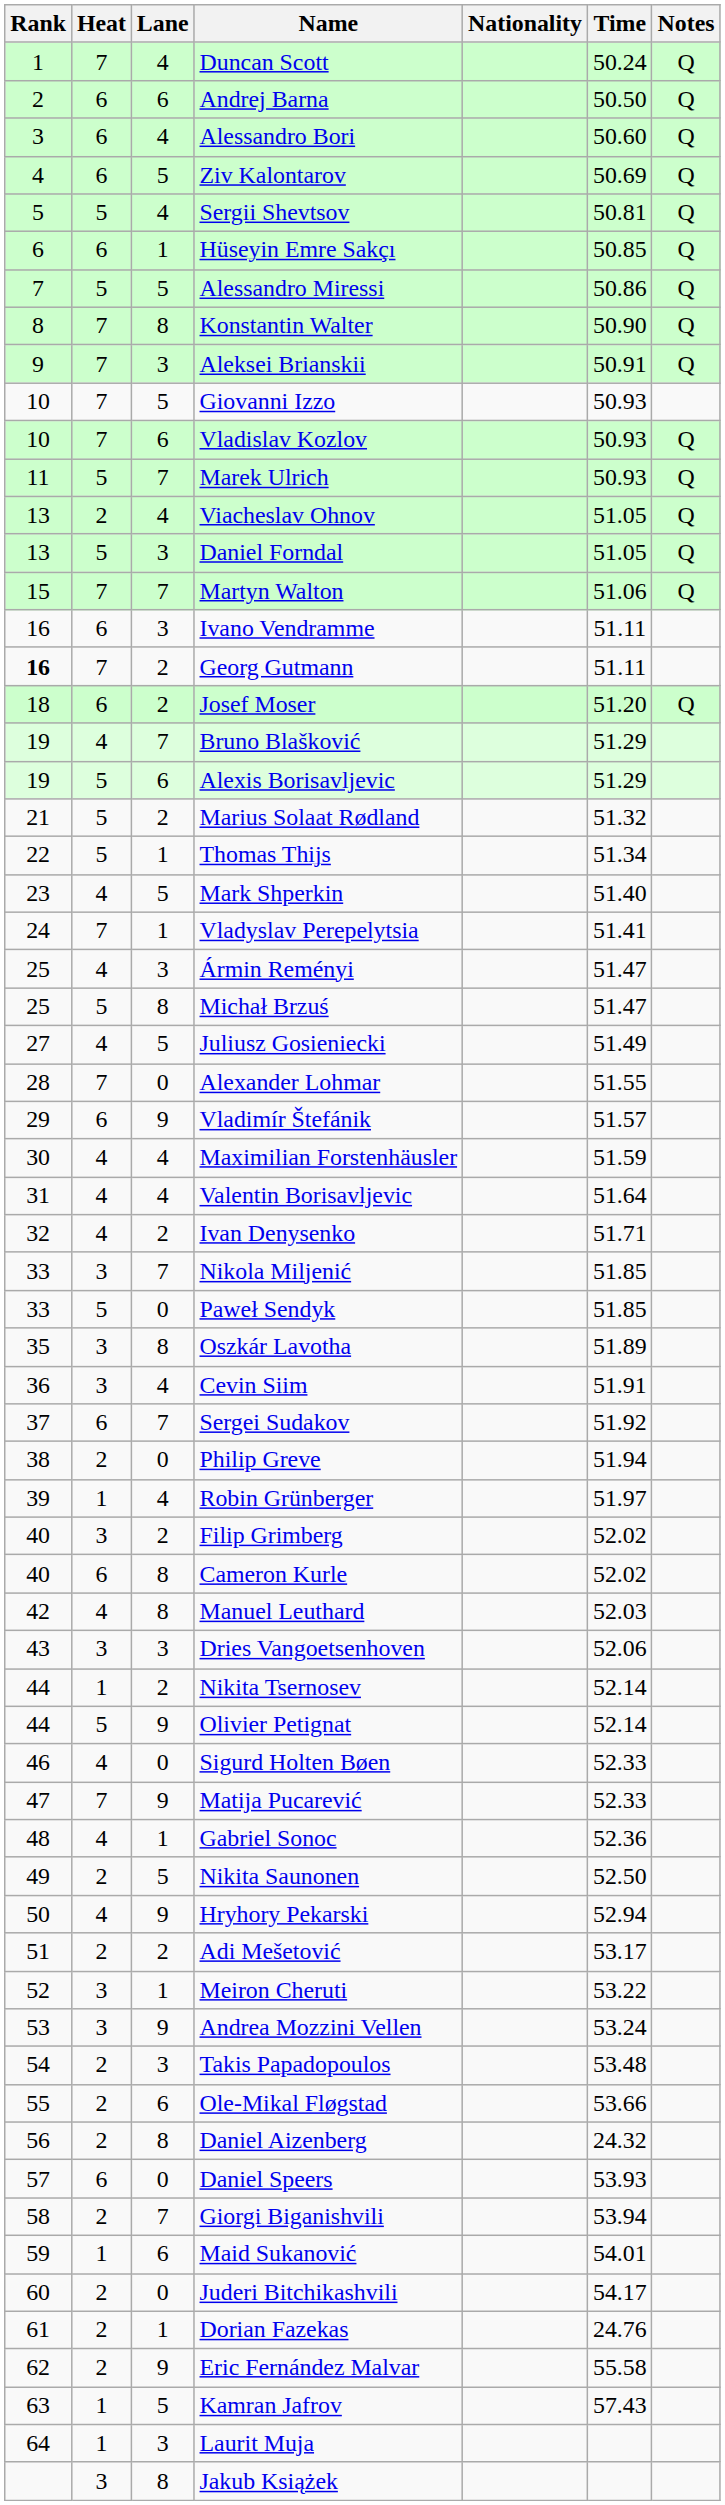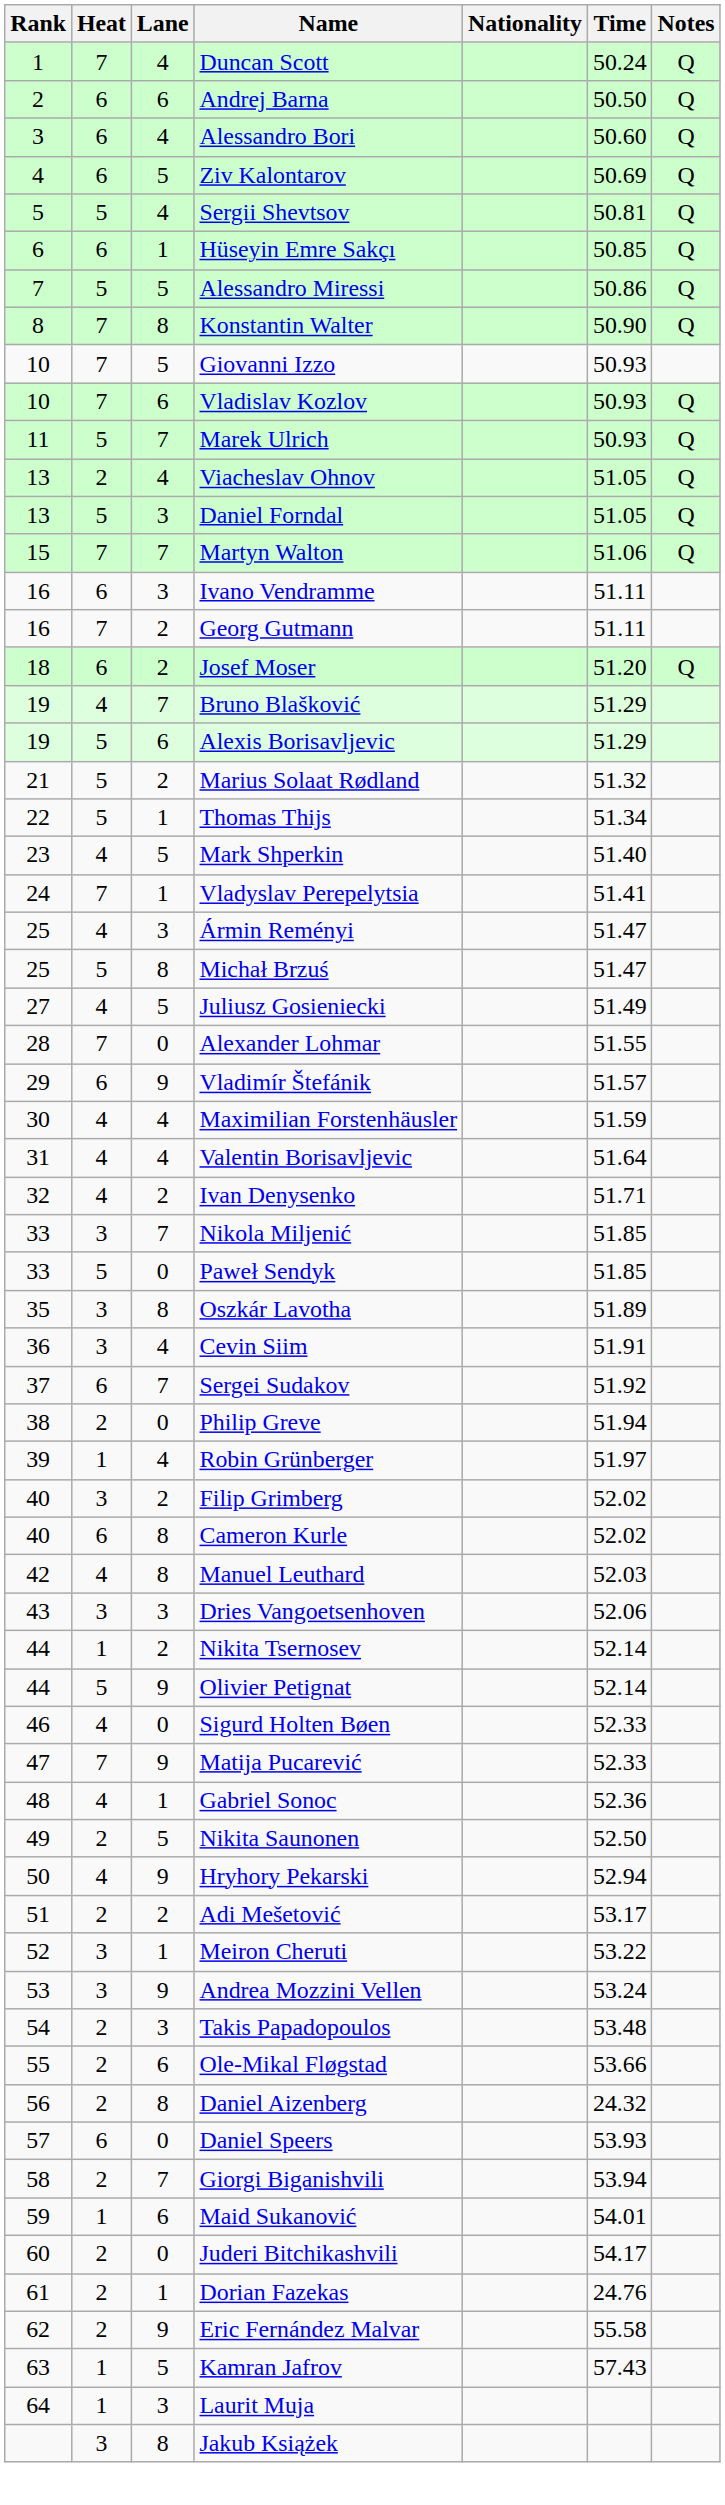- row: (283, 363)
(38, 666) bold -> (38, 628) normal
